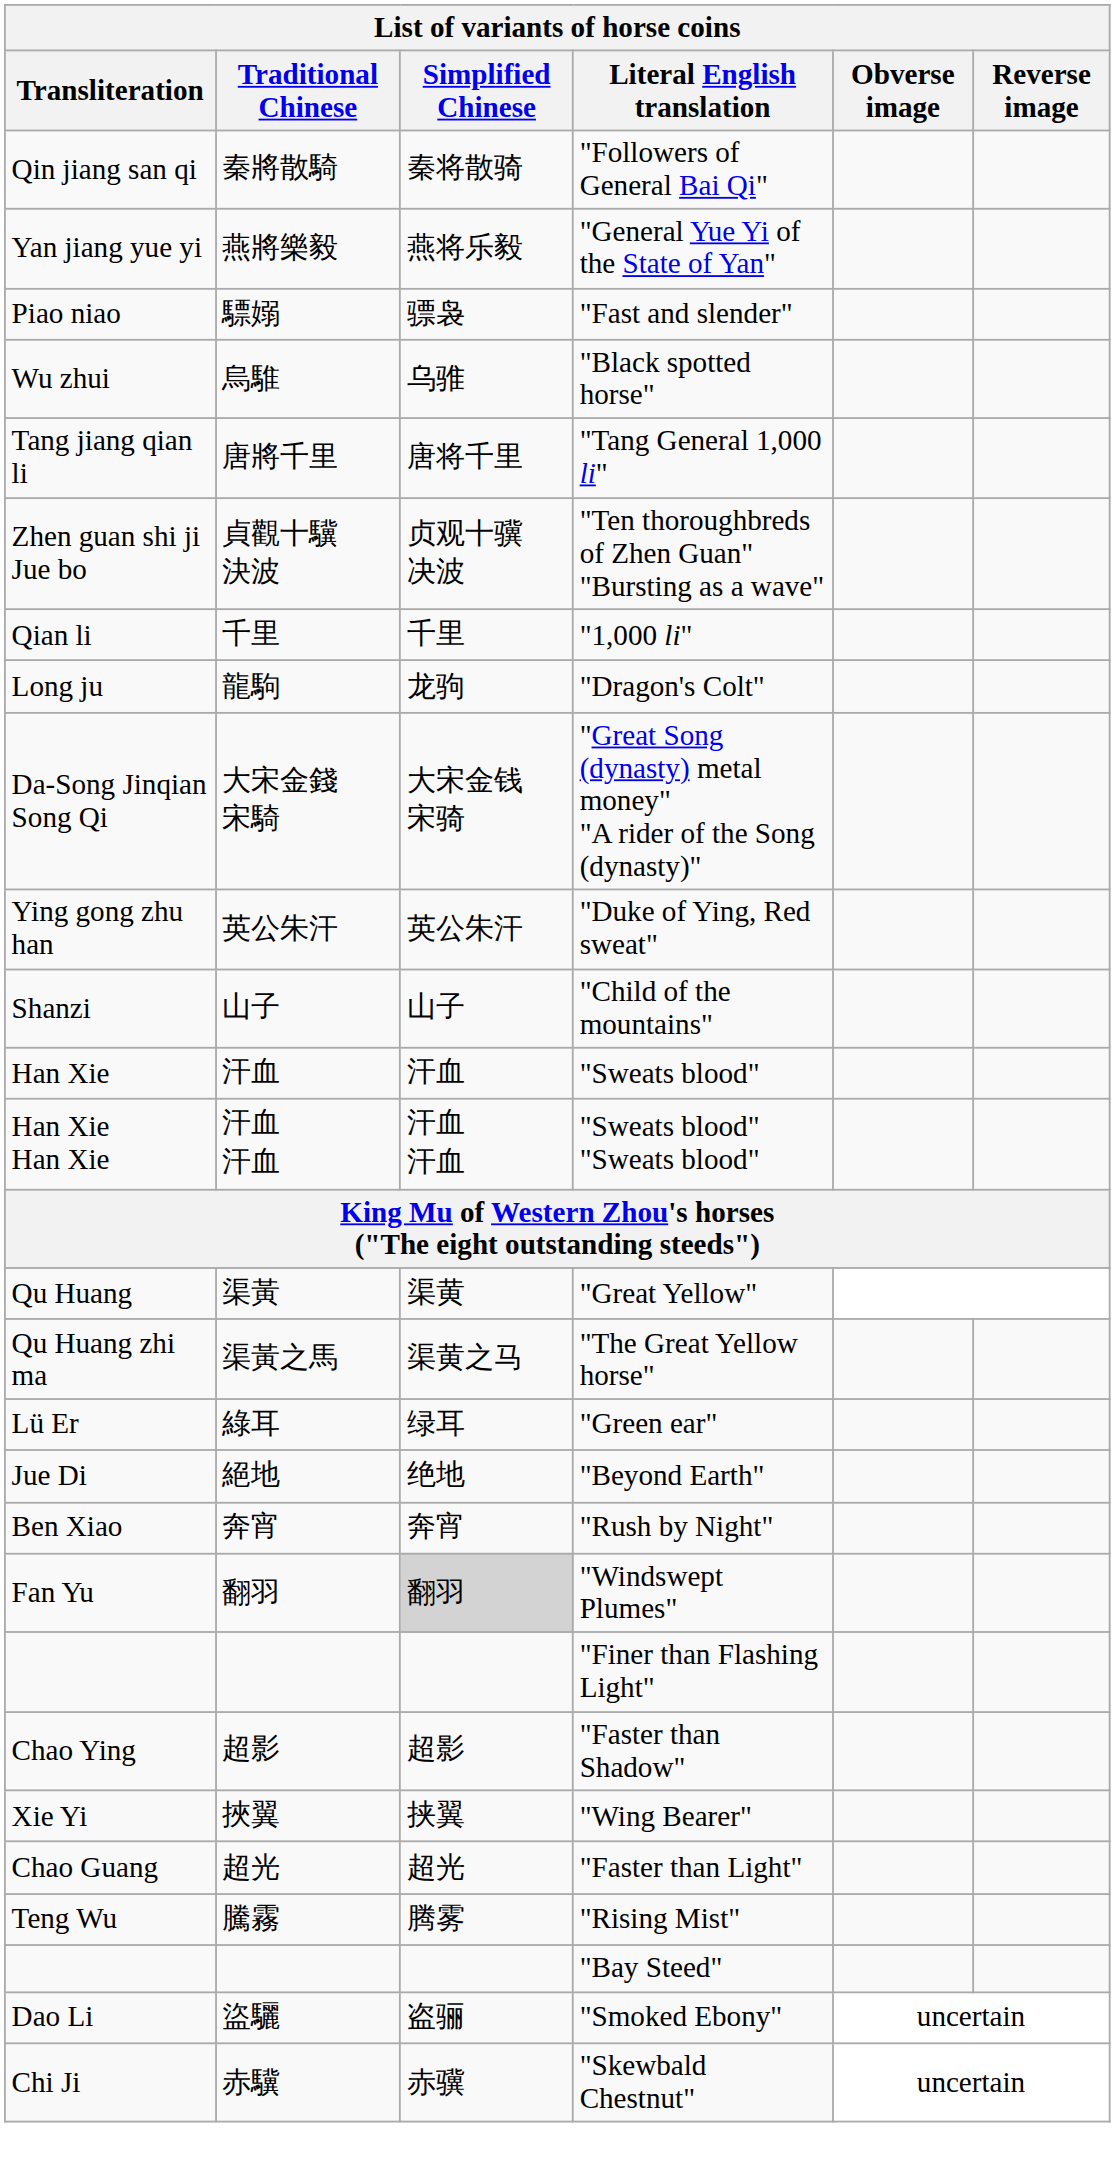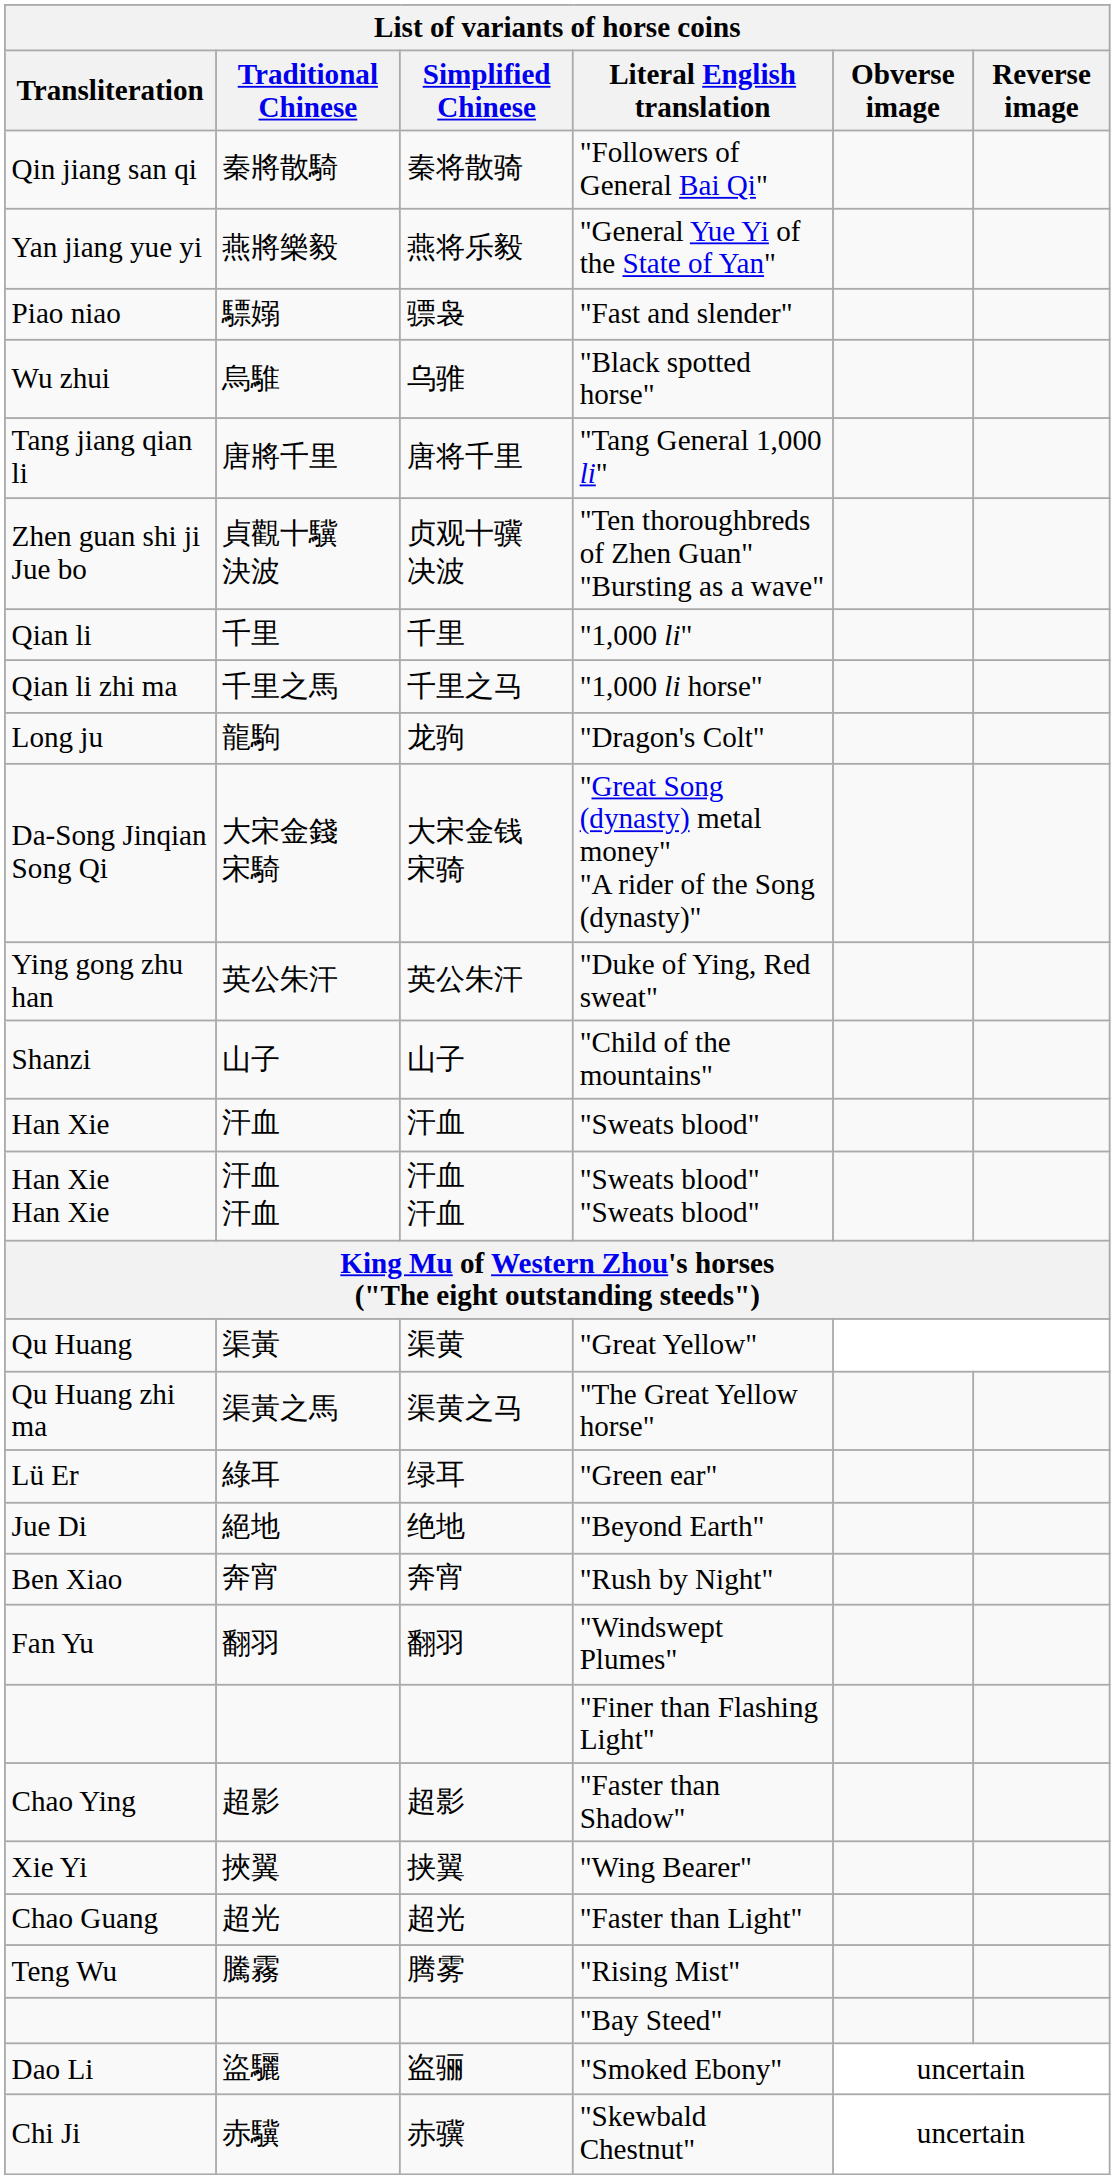+ row: (671, 686)
(436, 1591) lightgrey background -> (436, 1643) no background
